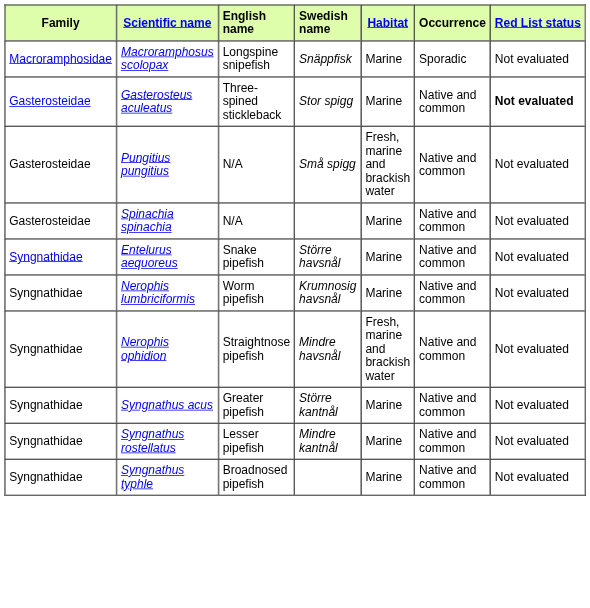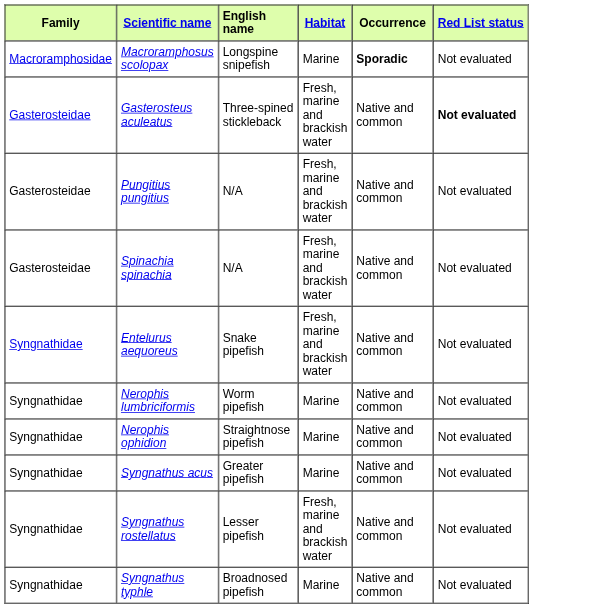- column: (323, 22)
(443, 58) normal -> (382, 58) bold
(384, 101) Marine -> (325, 115) Fresh, marine and brackish water
(384, 220) Marine -> (325, 268) Fresh, marine and brackish water
(384, 256) Marine -> (325, 344) Fresh, marine and brackish water
(388, 349) Fresh, marine and brackish water -> (321, 436) Marine
(384, 441) Marine -> (325, 529) Fresh, marine and brackish water
